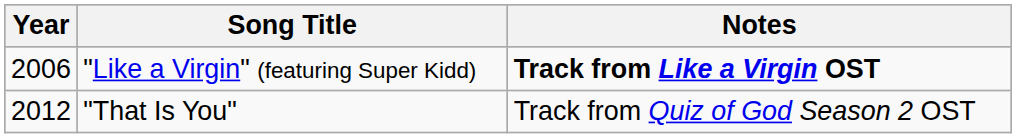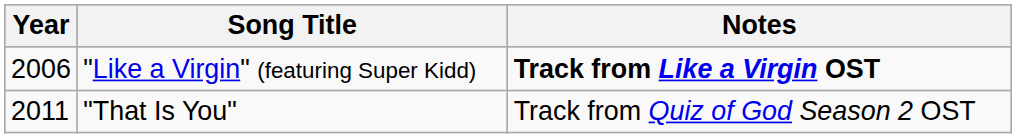(41, 111) 2012 -> (40, 111) 2011
